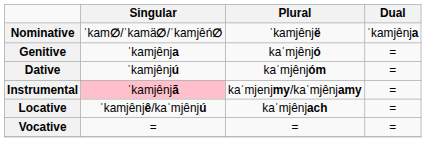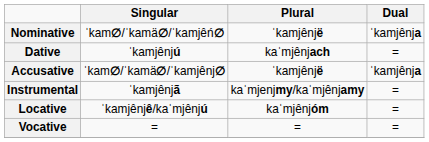- row: (43, 52)
(295, 70) kaˈmjênjóm -> (297, 52) kaˈmjênjach
+ row: (43, 71)
(153, 89) pink background -> (154, 90) no background
(295, 108) kaˈmjênjach -> (297, 109) kaˈmjênjóm
